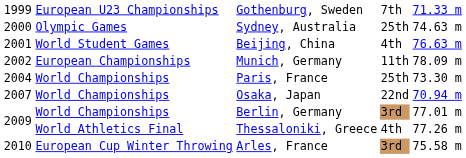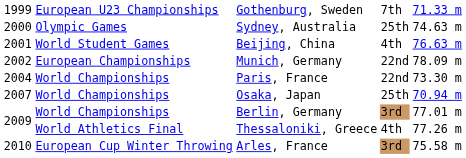(395, 61) 11th -> (395, 61) 22nd
(395, 78) 25th -> (395, 78) 22nd
(395, 95) 22nd -> (395, 95) 25th
